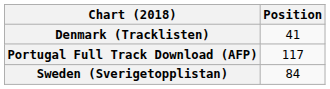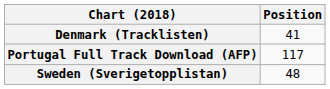(293, 74) 84 -> (293, 74) 48
